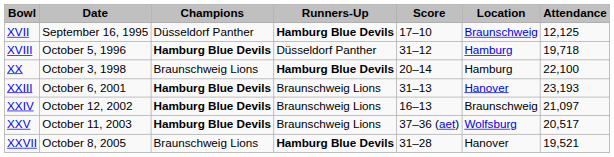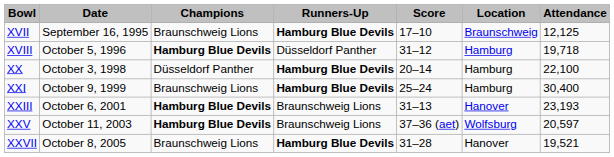(204, 32) Düsseldorf Panther -> (206, 32) Braunschweig Lions
(206, 69) Braunschweig Lions -> (204, 69) Düsseldorf Panther
+ row: (16, 87)
- row: (20, 106)
(561, 124) 20,517 -> (561, 124) 20,597
